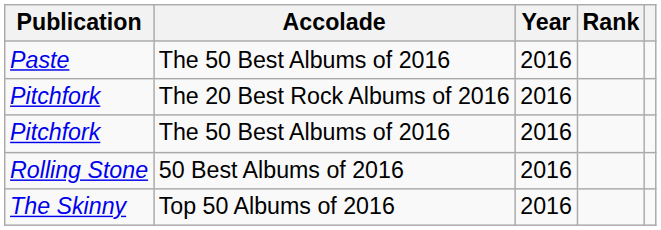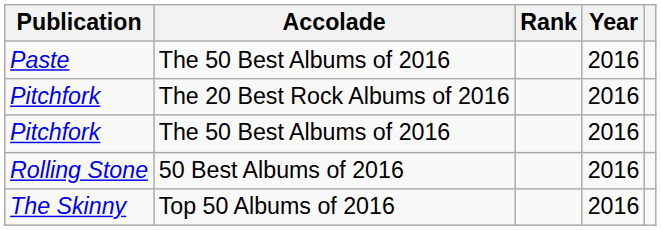columns swapped: (546, 22) <-> (611, 22)
